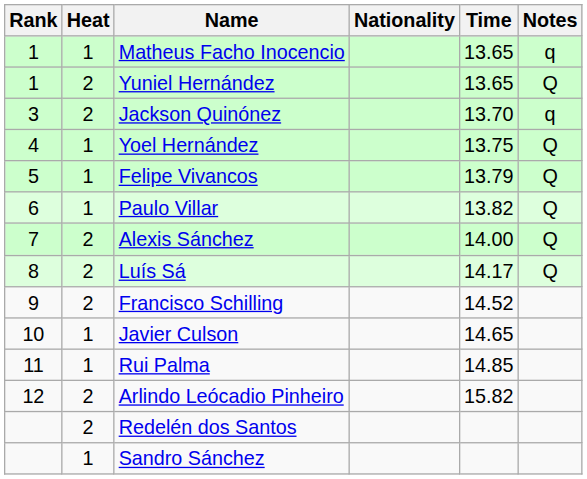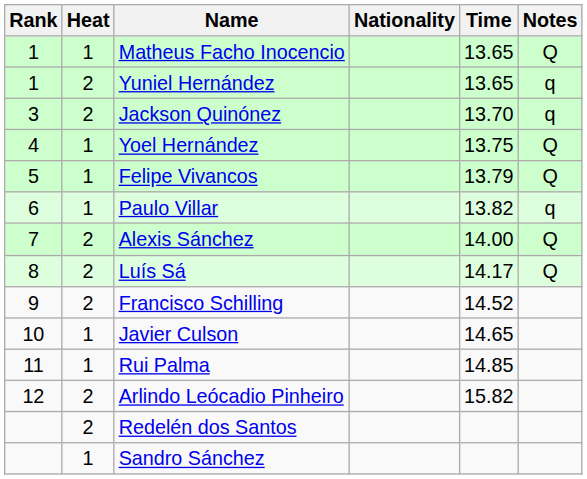(550, 52) q -> (550, 52) Q
(550, 83) Q -> (550, 83) q
(550, 208) Q -> (550, 208) q
